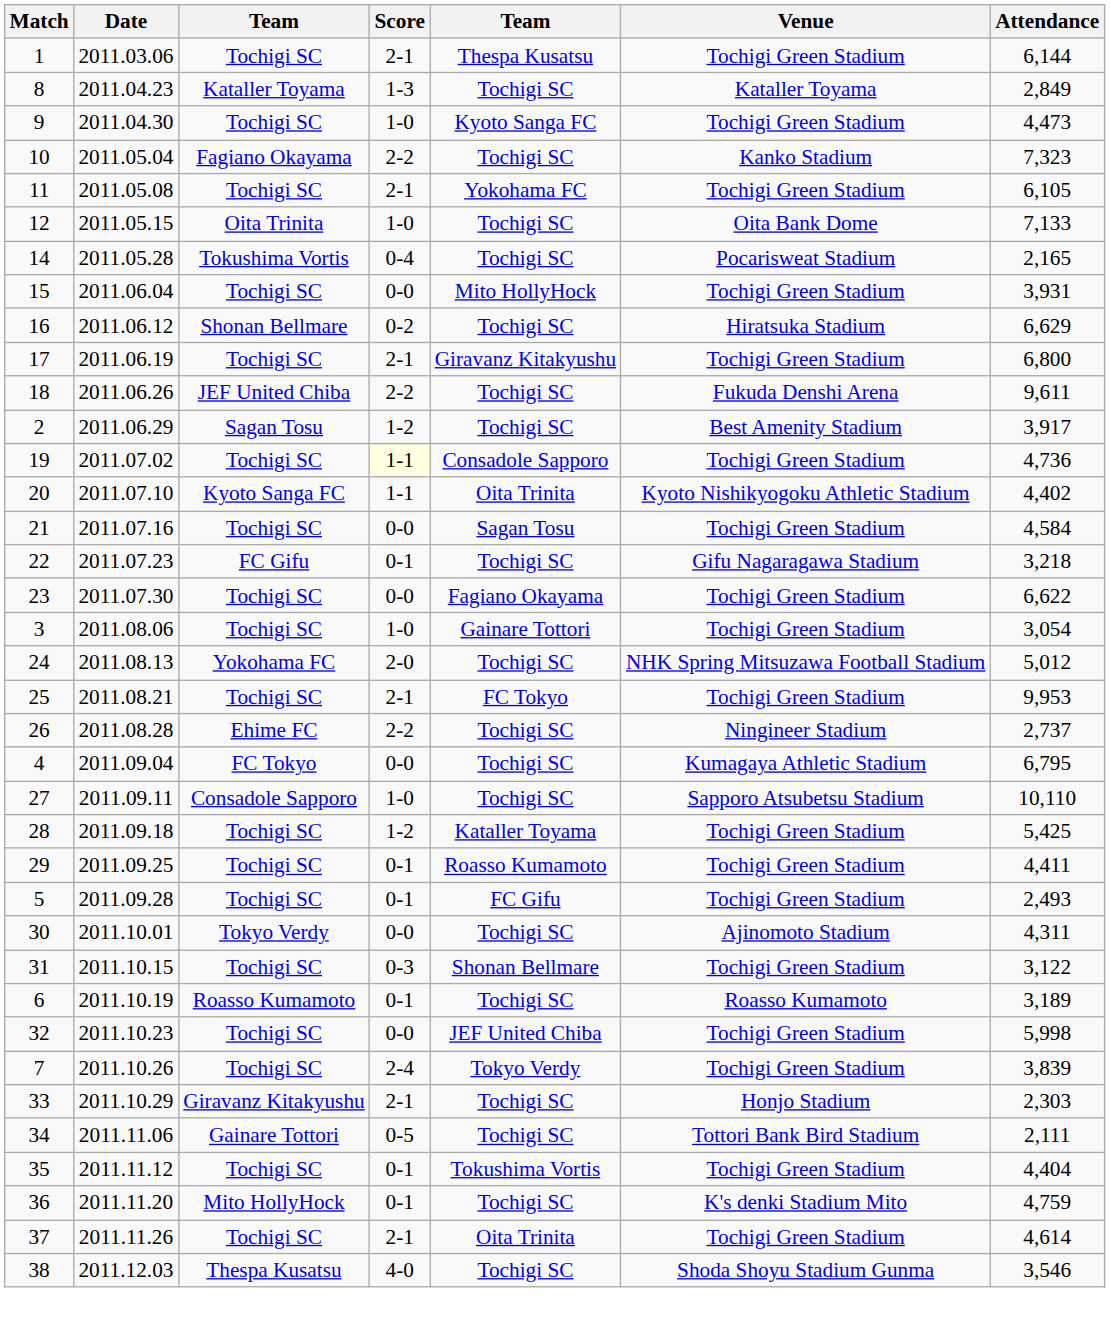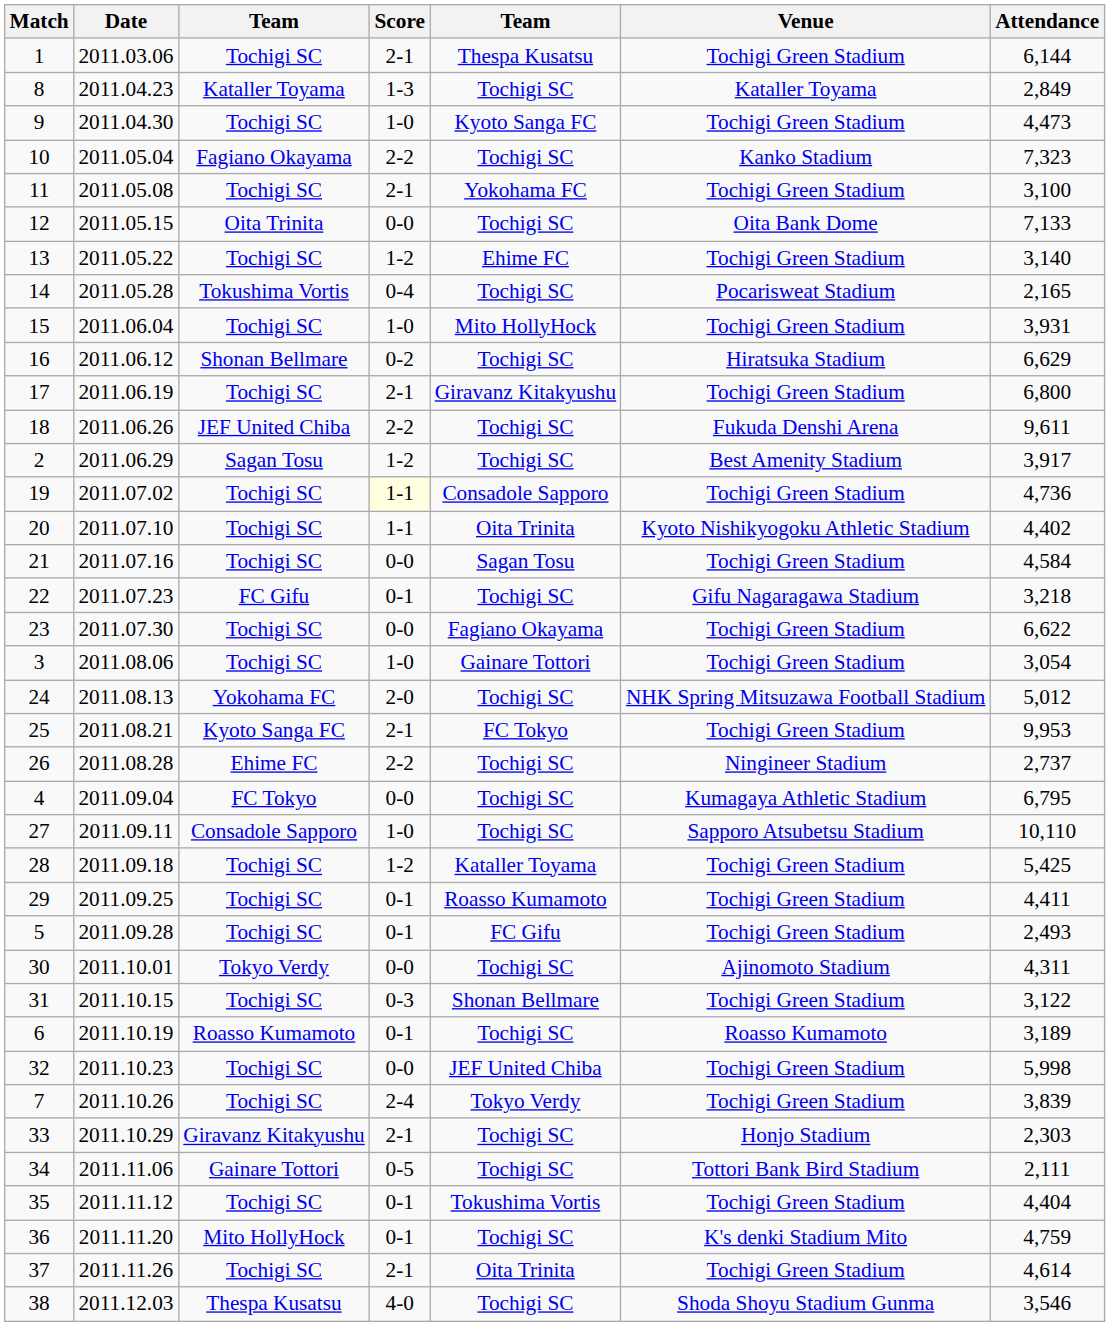(1047, 190) 6,105 -> (1047, 190) 3,100
(400, 223) 1-0 -> (400, 223) 0-0
+ row: (39, 257)
(400, 291) 0-0 -> (400, 325) 1-0
(274, 493) Kyoto Sanga FC -> (274, 527) Tochigi SC
(274, 696) Tochigi SC -> (274, 730) Kyoto Sanga FC
